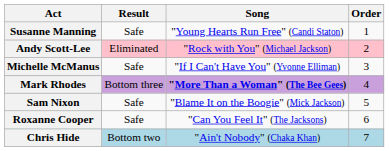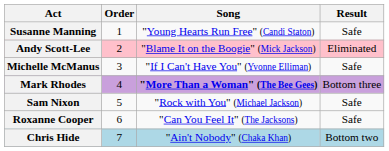columns swapped: (366, 13) <-> (134, 13)
(257, 48) "Rock with You" (Michael Jackson) -> (228, 48) "Blame It on the Boogie" (Mick Jackson)
(257, 102) "Blame It on the Boogie" (Mick Jackson) -> (228, 102) "Rock with You" (Michael Jackson)
